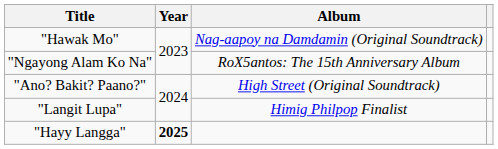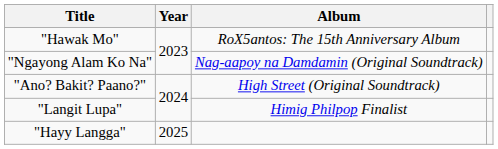(339, 39) Nag-aapoy na Damdamin (Original Soundtrack) -> (339, 39) RoX5antos: The 15th Anniversary Album
(339, 62) RoX5antos: The 15th Anniversary Album -> (339, 62) Nag-aapoy na Damdamin (Original Soundtrack)
(173, 132) bold -> (173, 132) normal
